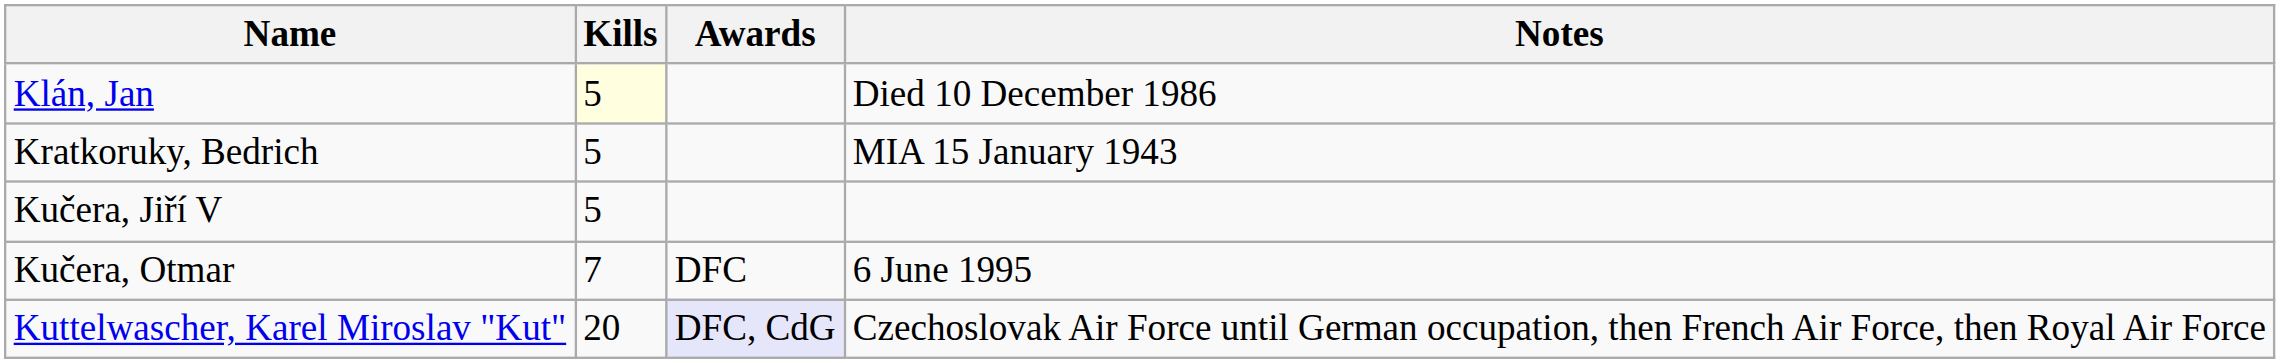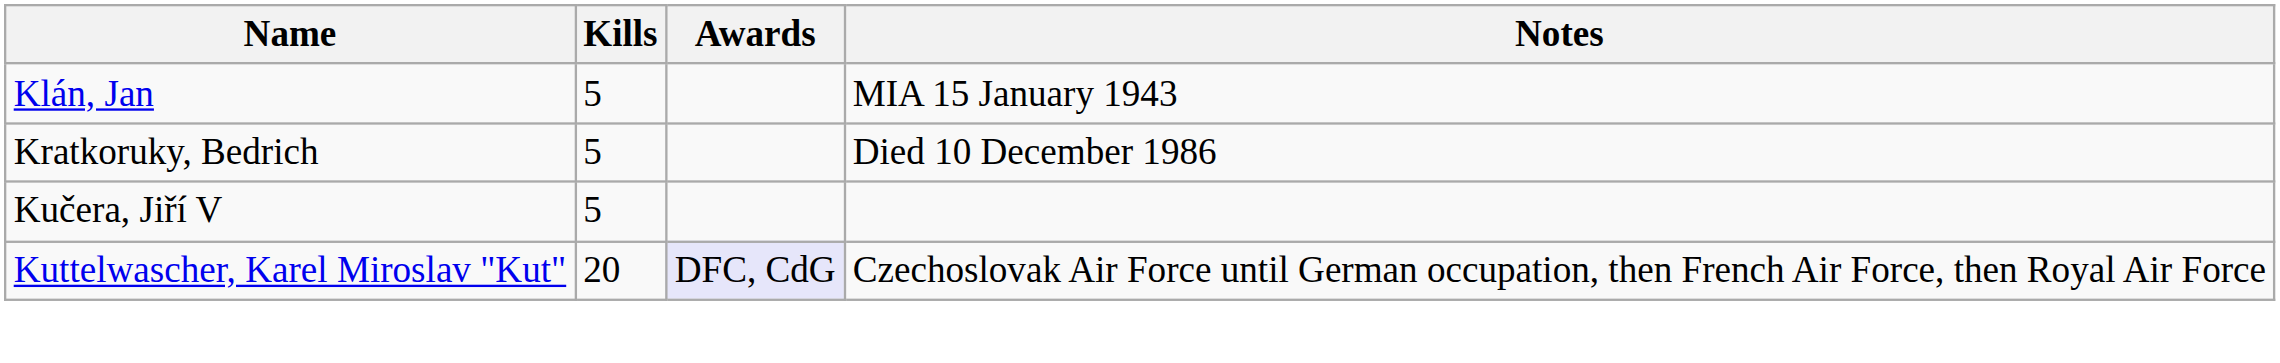(593, 92) lightyellow background -> (593, 92) no background
(1035, 92) Died 10 December 1986 -> (1015, 92) MIA 15 January 1943
(1015, 151) MIA 15 January 1943 -> (1035, 151) Died 10 December 1986
- row: (124, 269)
